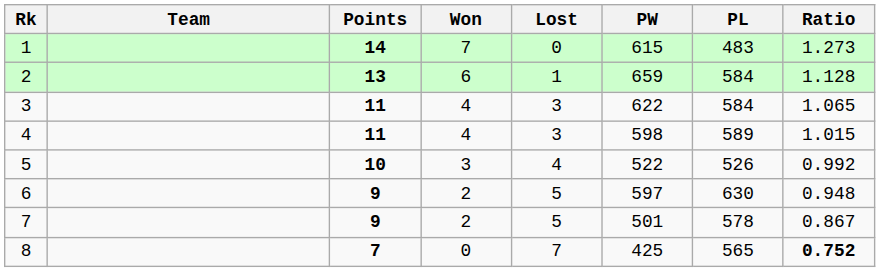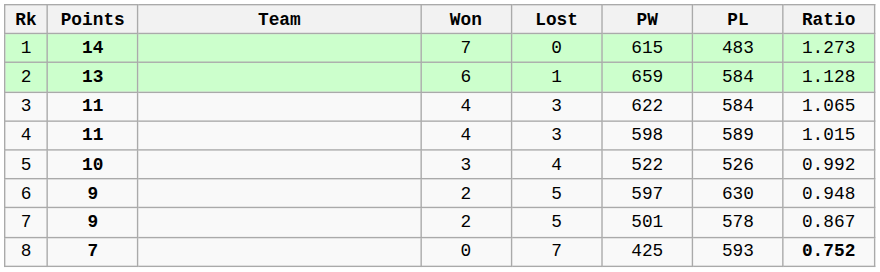columns swapped: (189, 19) <-> (375, 19)
(738, 251) 565 -> (738, 251) 593
